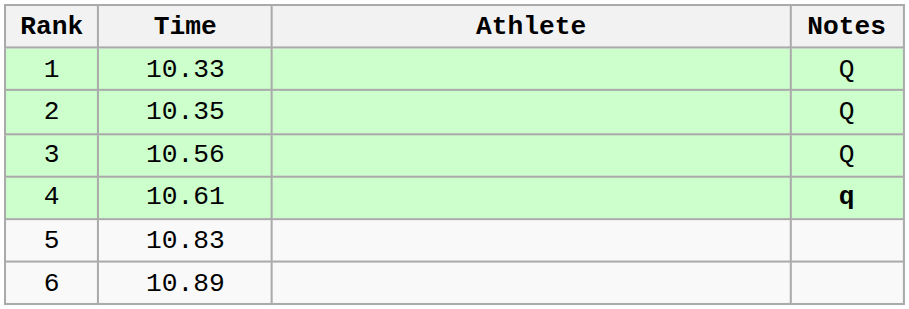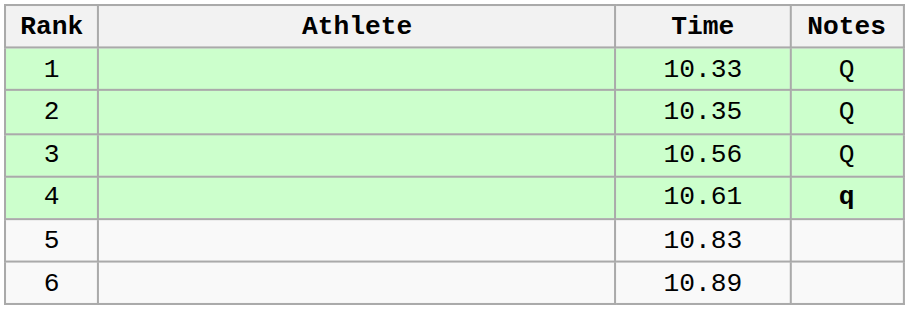columns swapped: (531, 26) <-> (185, 26)
